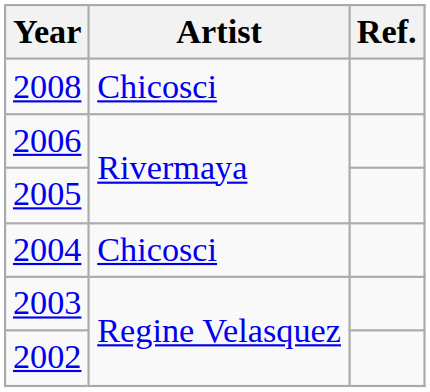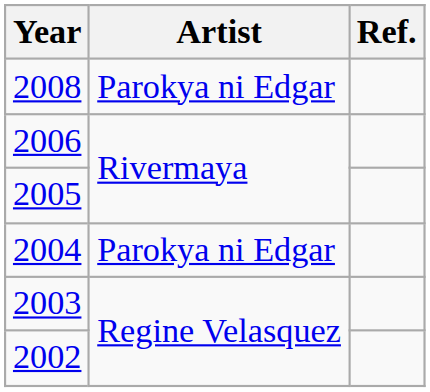(157, 85) Chicosci -> (216, 85) Parokya ni Edgar
(157, 248) Chicosci -> (216, 248) Parokya ni Edgar
